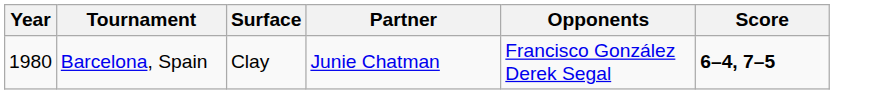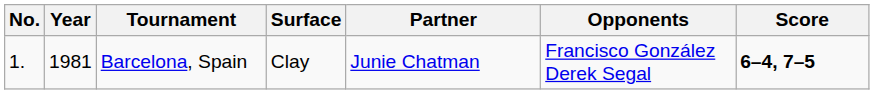+ column: (25, 19)
(30, 62) 1980 -> (70, 62) 1981
